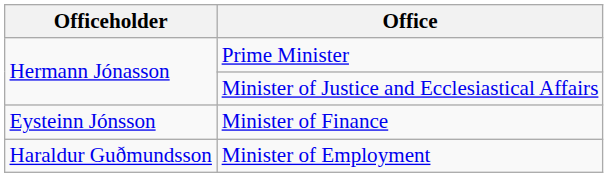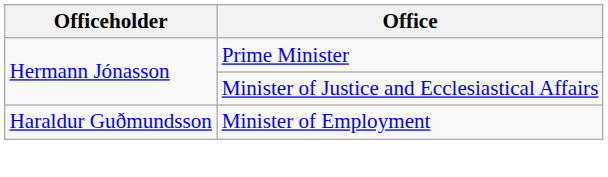- row: (305, 121)
